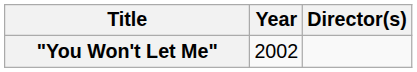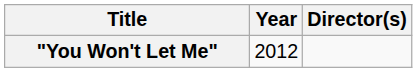(276, 51) 2002 -> (276, 51) 2012
